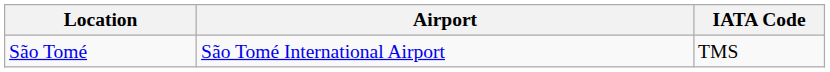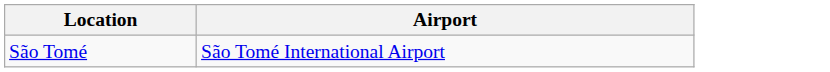- column: (759, 19)
